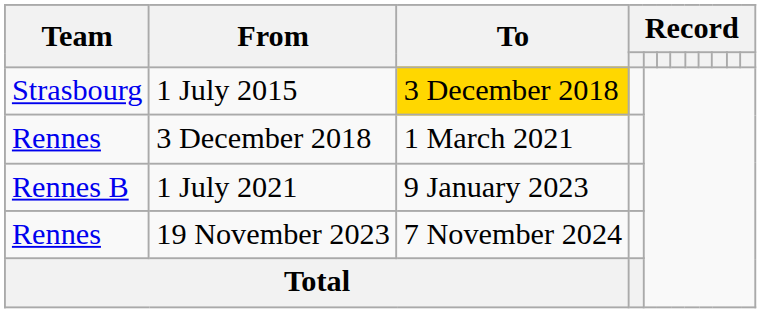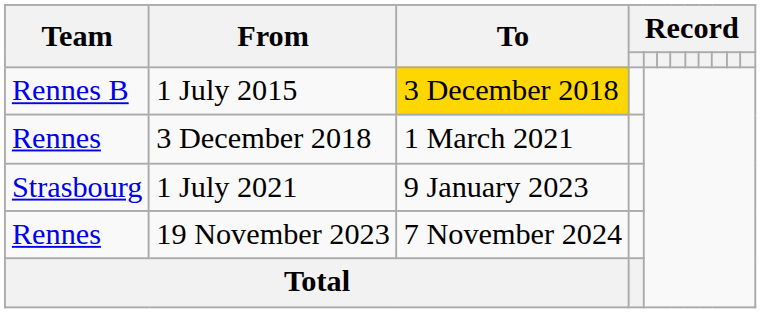(77, 90) Strasbourg -> (70, 90) Rennes B
(70, 186) Rennes B -> (77, 186) Strasbourg
